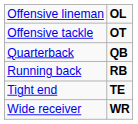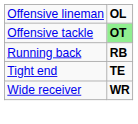(118, 33) no background -> (118, 33) lightgreen background
- row: (41, 52)
